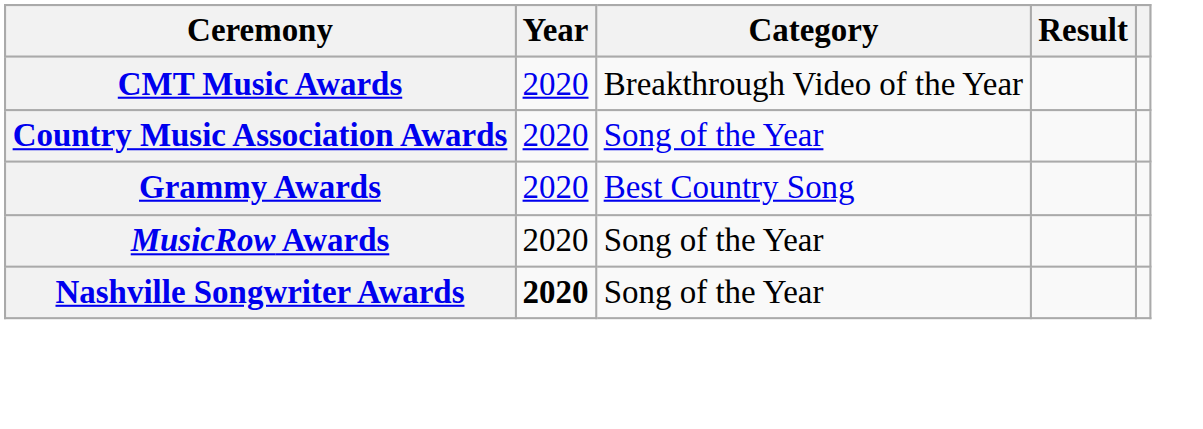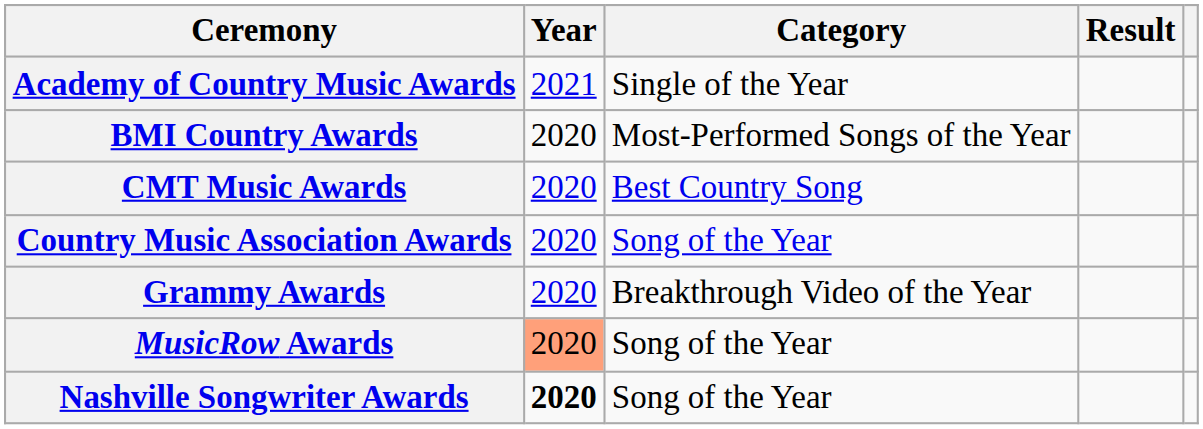+ row: (264, 82)
+ row: (264, 135)
(813, 82) Breakthrough Video of the Year -> (737, 187) Best Country Song
(729, 187) Best Country Song -> (822, 291) Breakthrough Video of the Year
(556, 239) no background -> (564, 344) lightsalmon background
